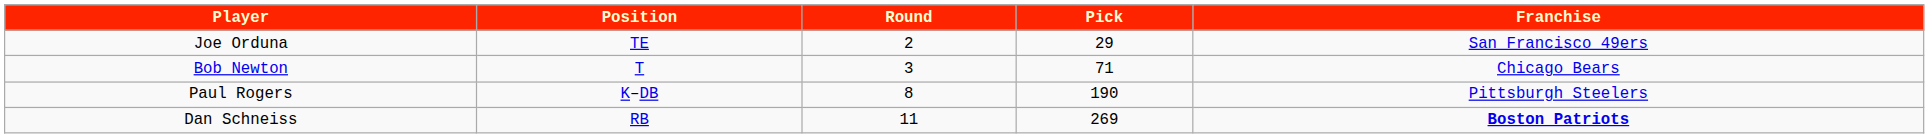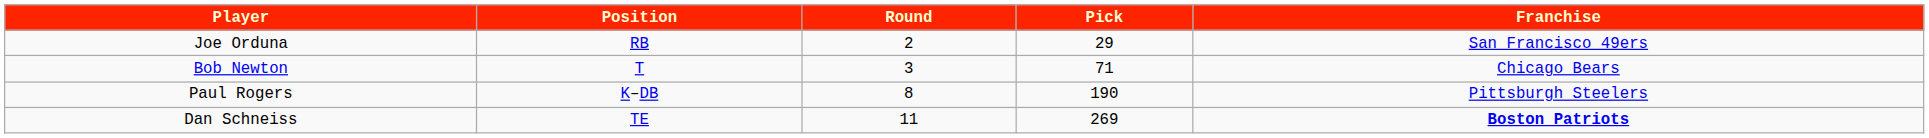(639, 43) TE -> (639, 43) RB
(639, 120) RB -> (639, 120) TE
